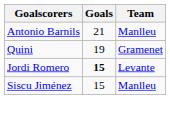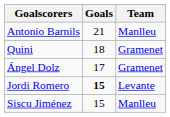(99, 49) 19 -> (99, 49) 18
+ row: (33, 67)
